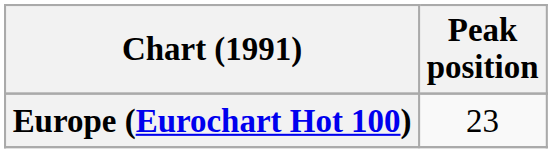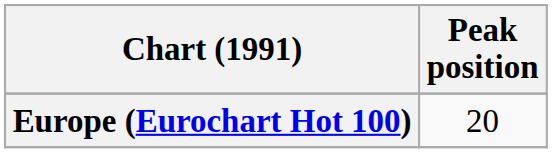(483, 119) 23 -> (483, 119) 20
